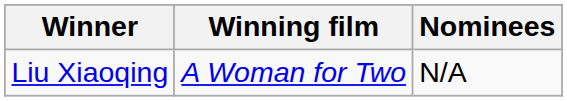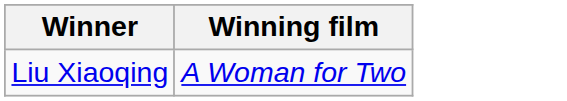- column: (487, 27)
